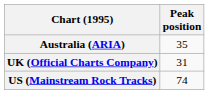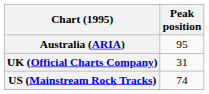(182, 44) 35 -> (182, 44) 95
